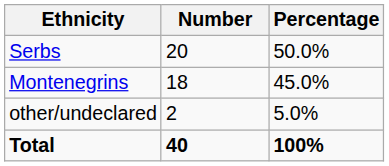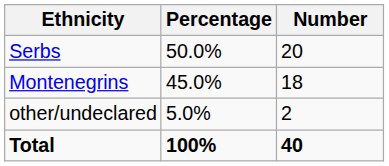columns swapped: (215, 20) <-> (326, 20)
